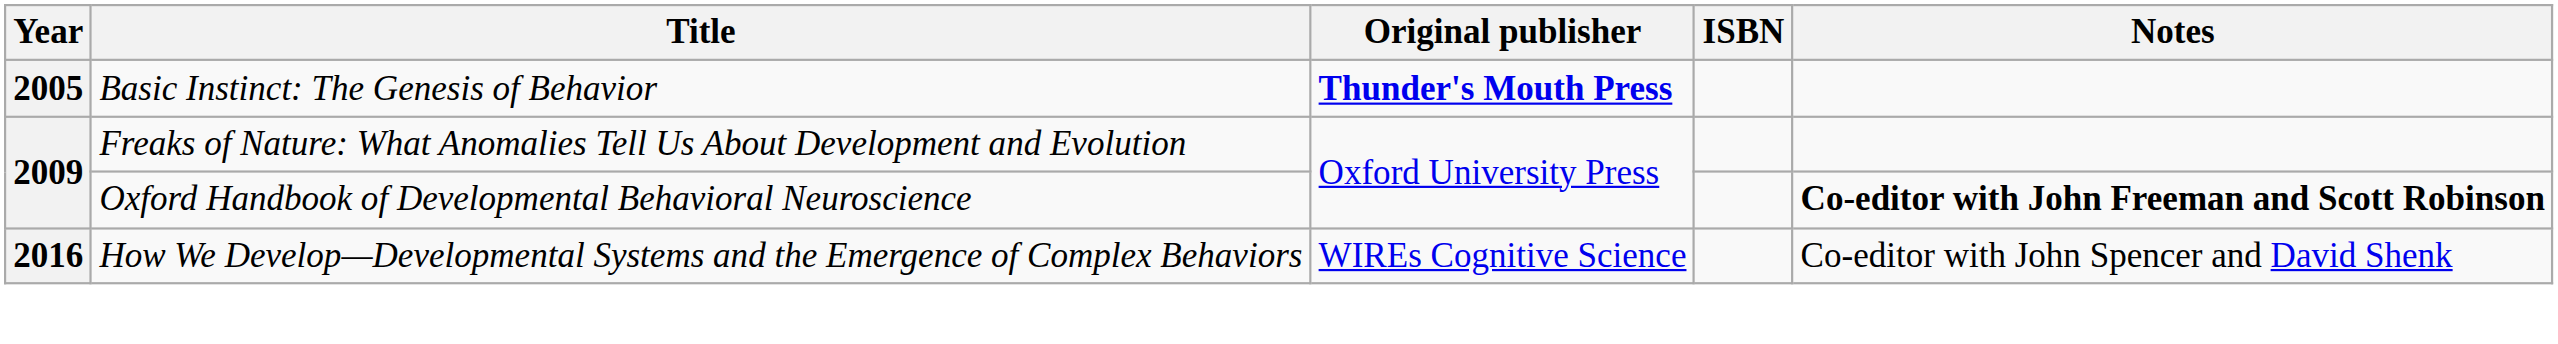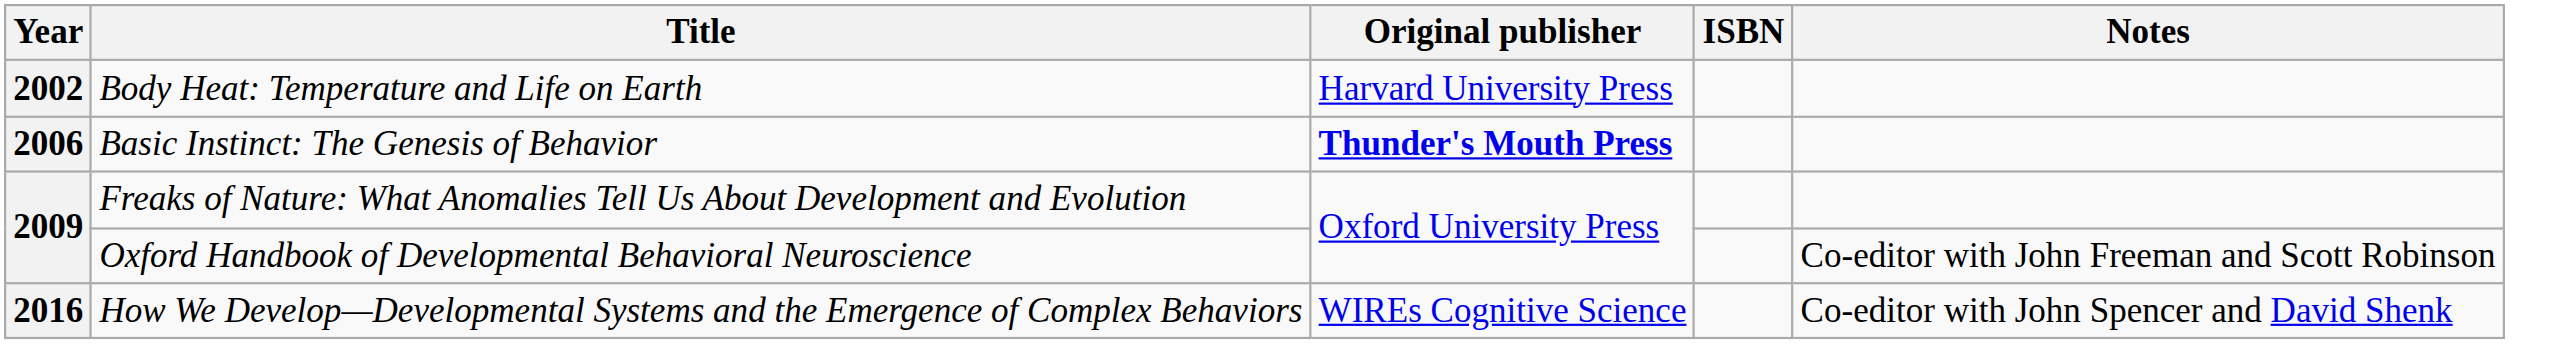+ row: (401, 87)
(48, 87) 2005 -> (48, 143) 2006
(2173, 198) bold -> (2148, 254) normal
